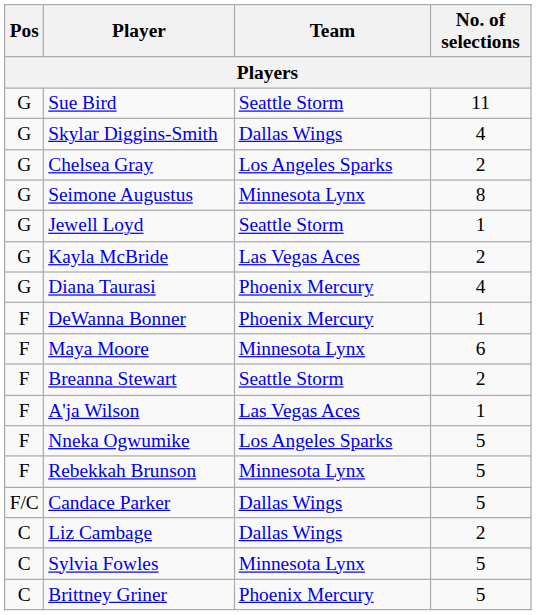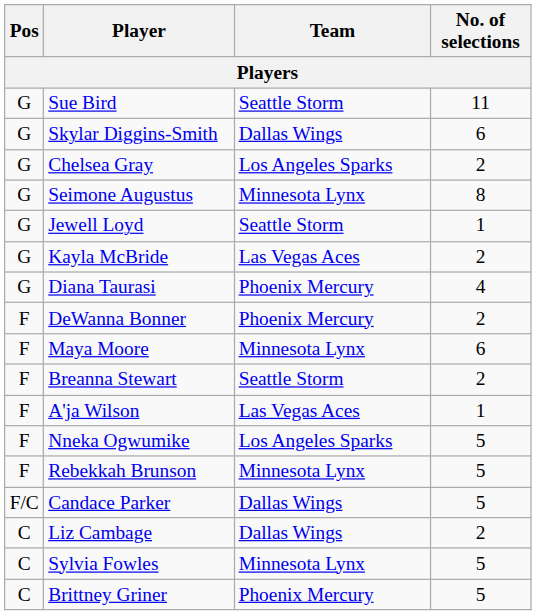(481, 133) 4 -> (481, 133) 6
(481, 317) 1 -> (481, 317) 2
